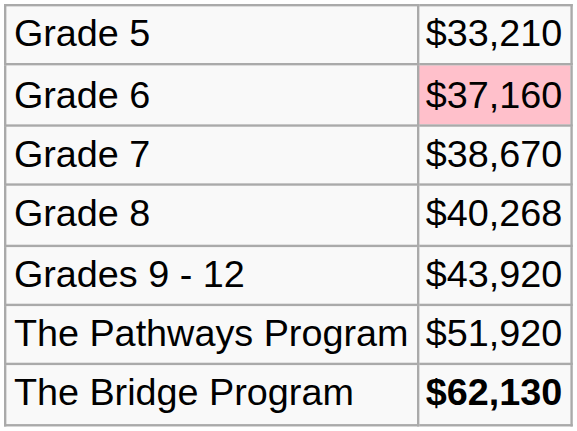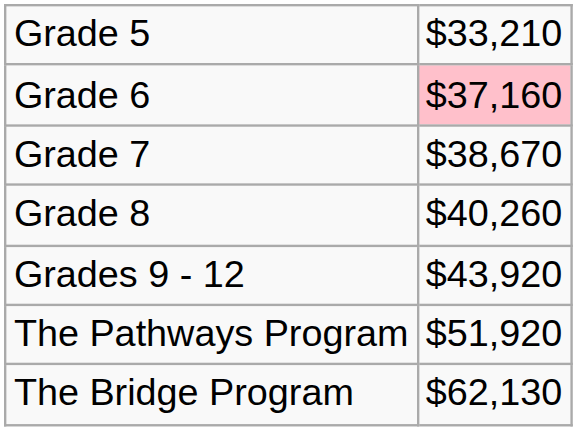(494, 214) $40,268 -> (494, 214) $40,260
(494, 393) bold -> (494, 393) normal
